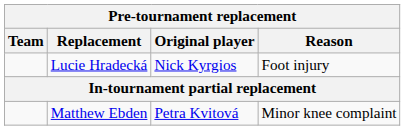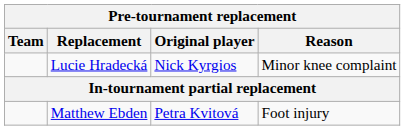(295, 64) Foot injury -> (329, 64) Minor knee complaint
(329, 112) Minor knee complaint -> (295, 112) Foot injury
